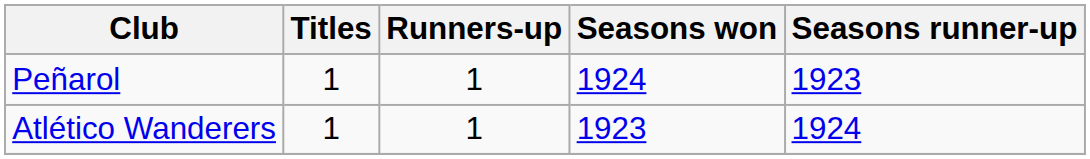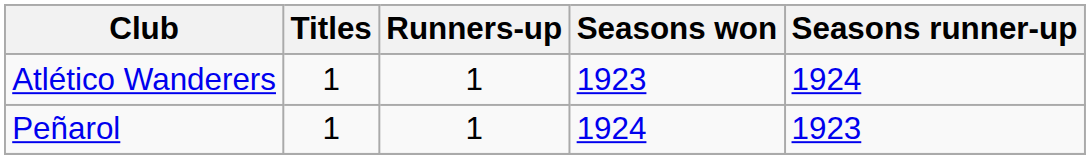rows swapped: (144, 128) <-> (66, 79)
